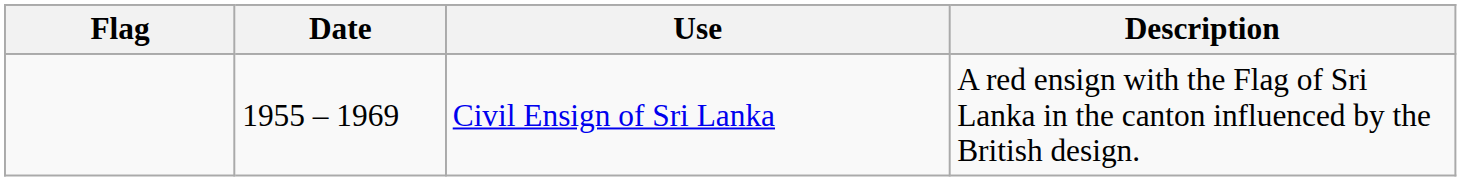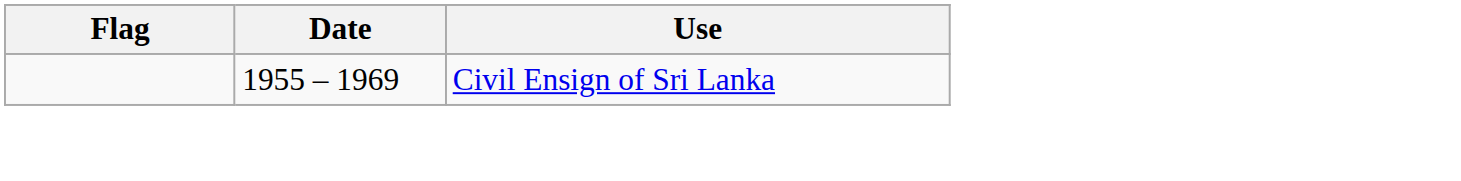- column: (1202, 29)
